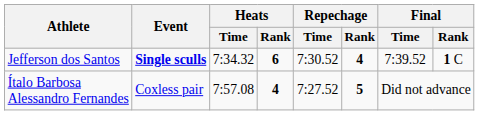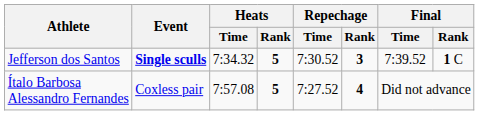(275, 60) 6 -> (275, 60) 5
(360, 60) 4 -> (360, 60) 3
(275, 90) 4 -> (275, 90) 5
(360, 90) 5 -> (360, 90) 4
